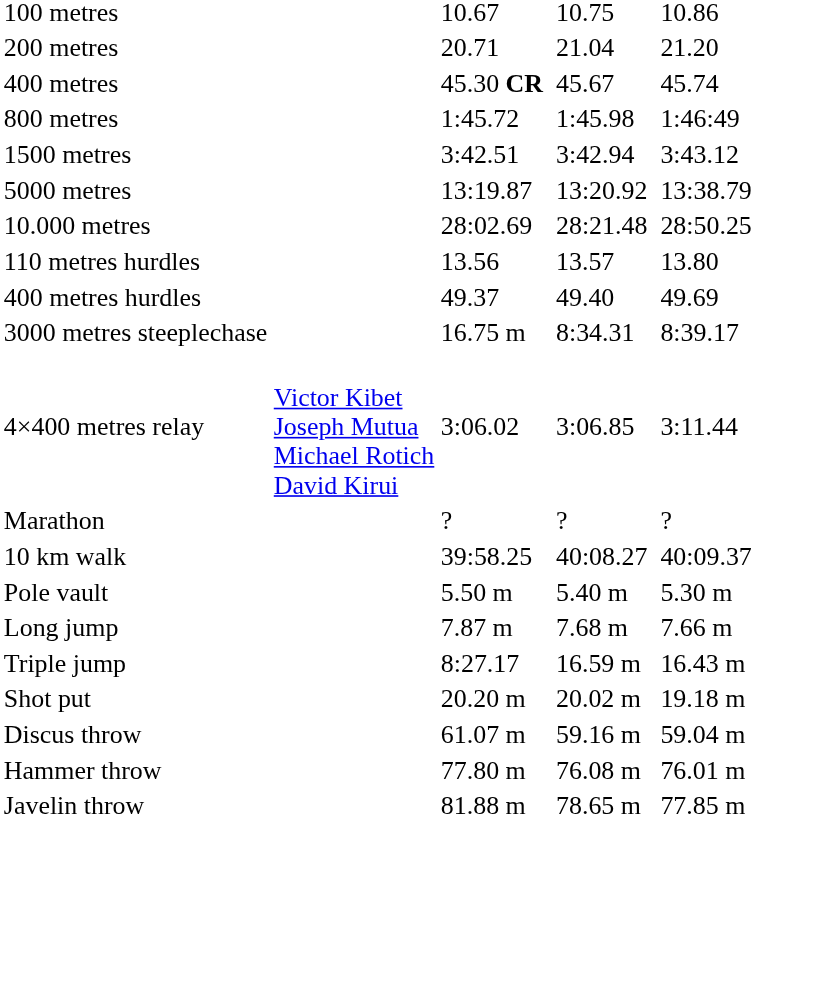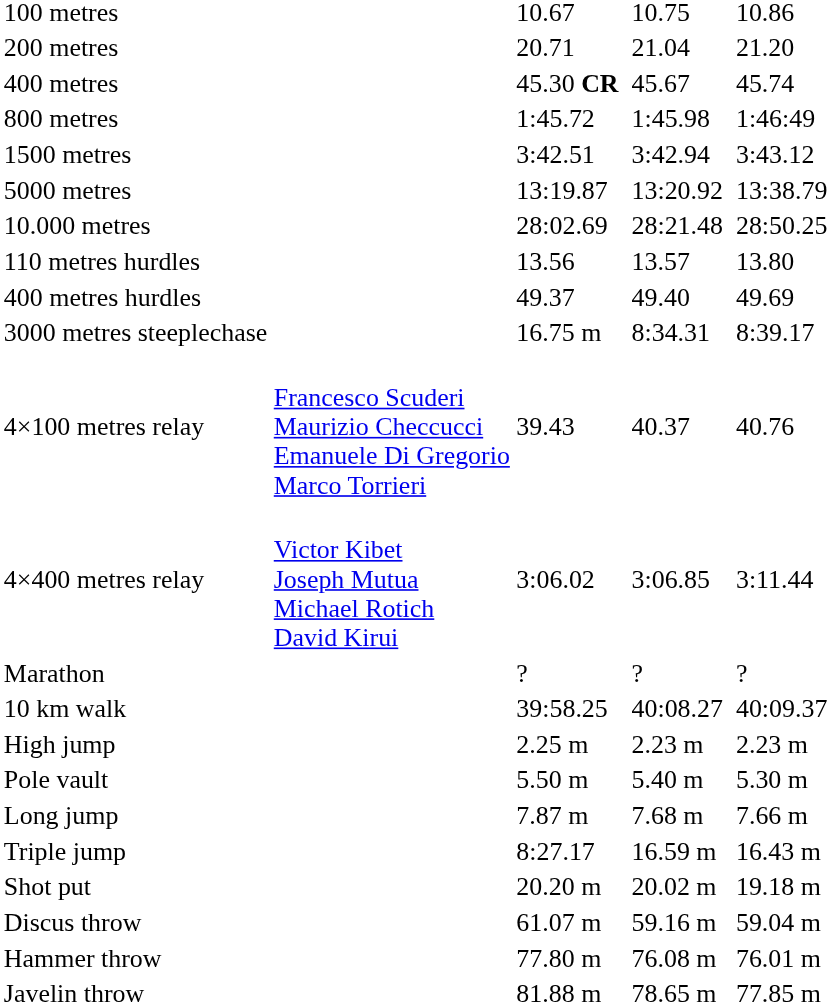+ row: (104, 426)
+ row: (60, 744)
